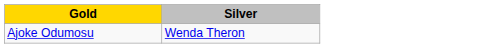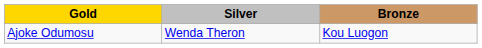+ column: (398, 14)
